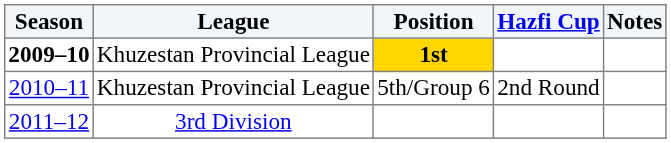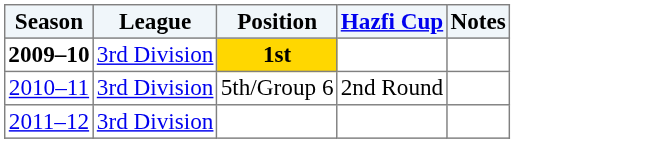(233, 54) Khuzestan Provincial League -> (155, 54) 3rd Division
(233, 87) Khuzestan Provincial League -> (155, 87) 3rd Division
